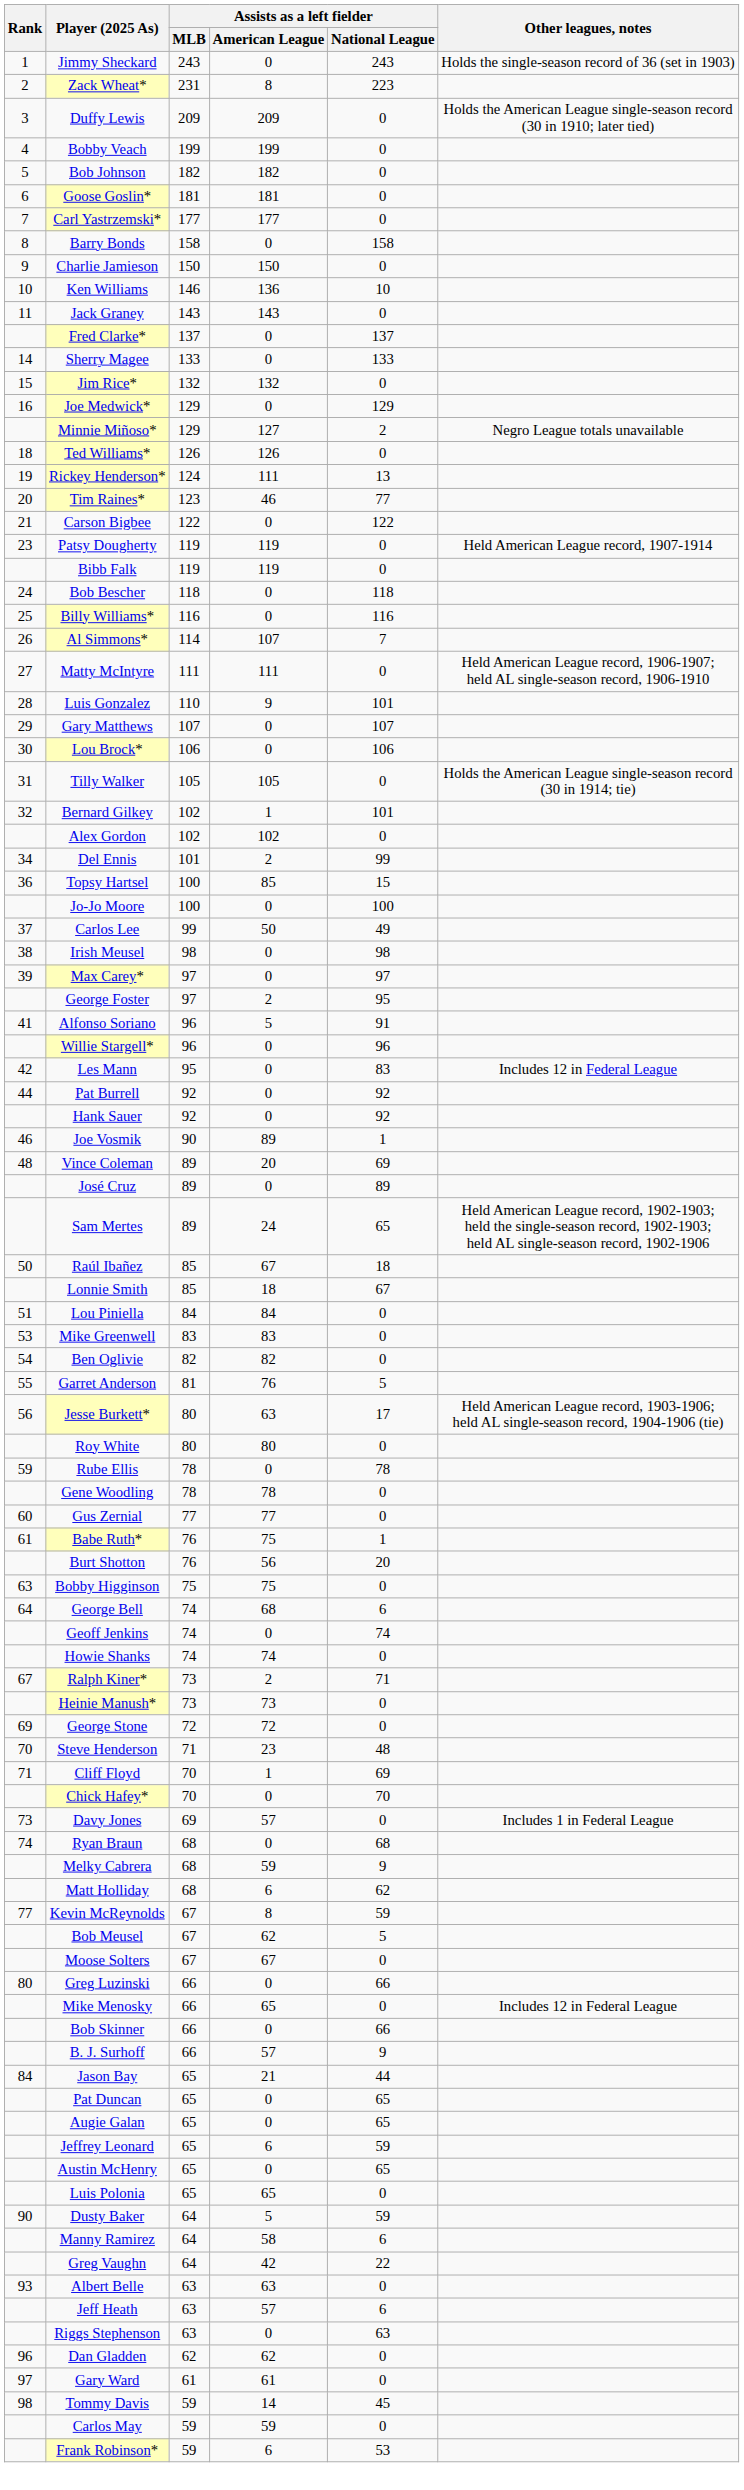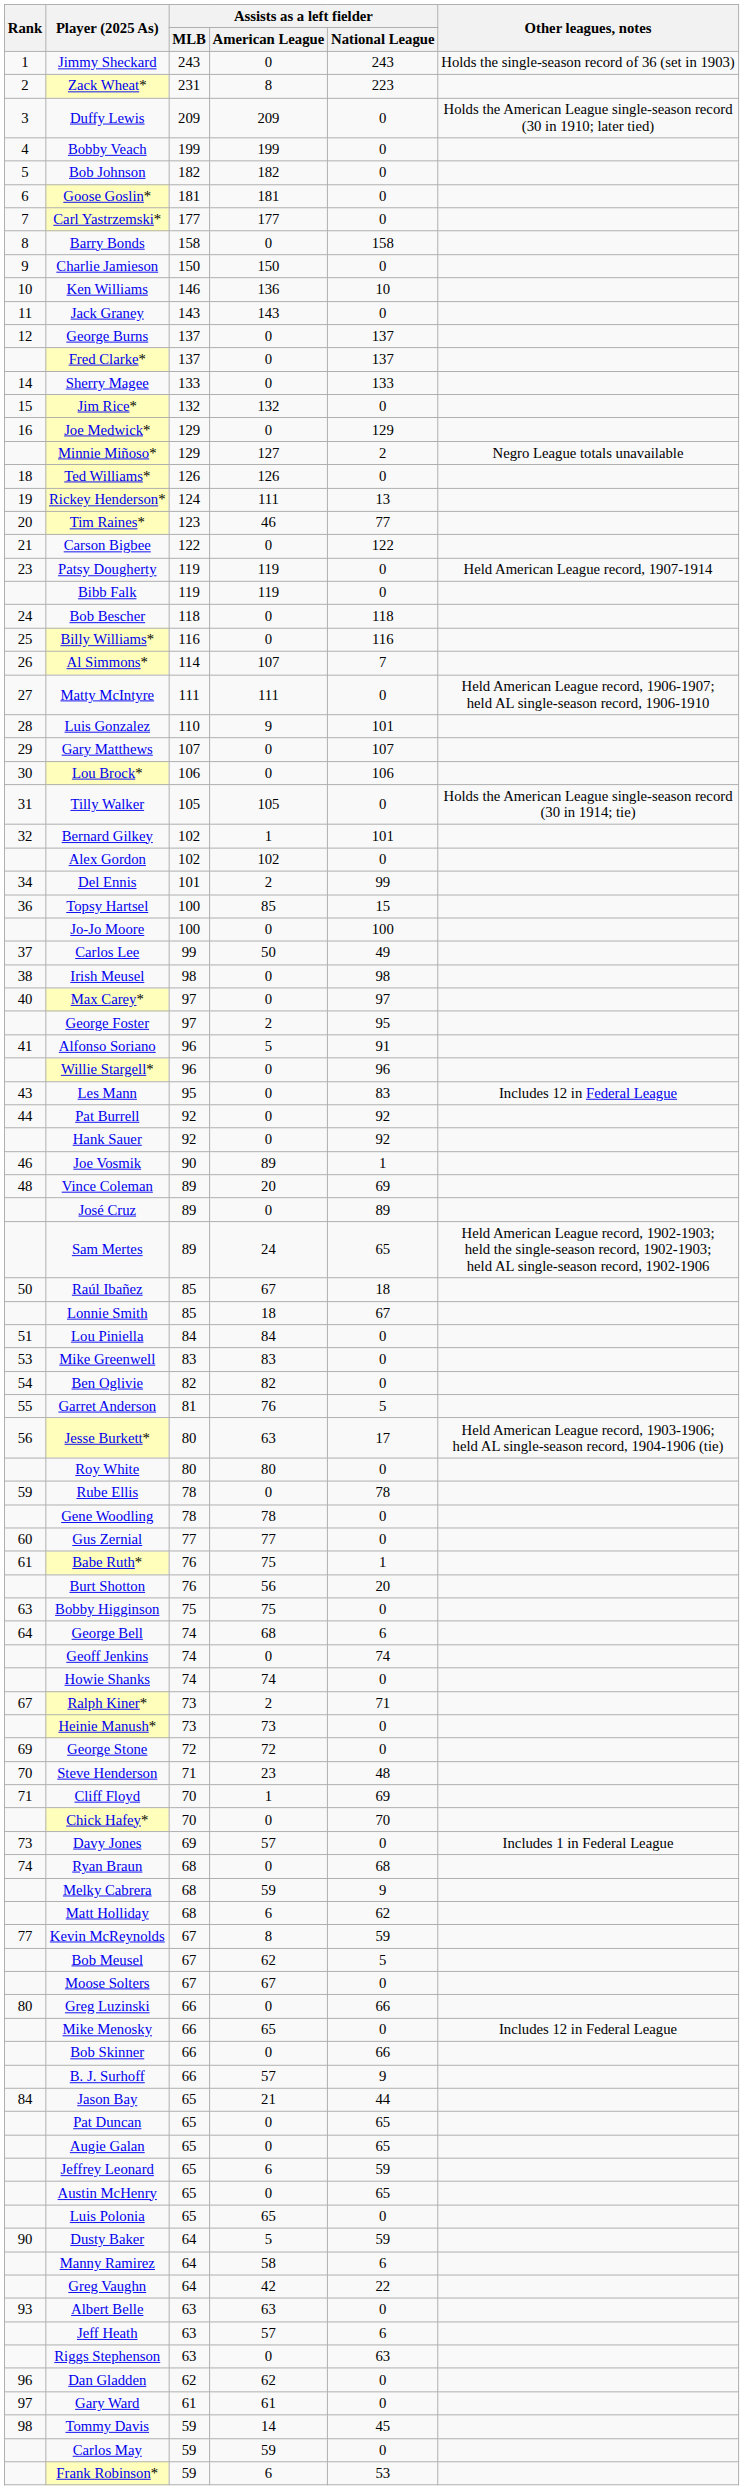+ row: (107, 336)
(25, 976) 39 -> (25, 999) 40
(25, 1069) 42 -> (25, 1093) 43
